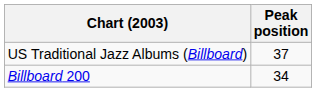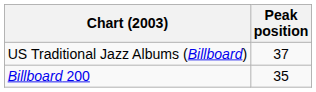(281, 76) 34 -> (281, 76) 35
